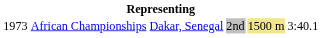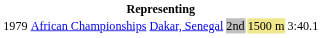(15, 25) 1973 -> (15, 25) 1979
